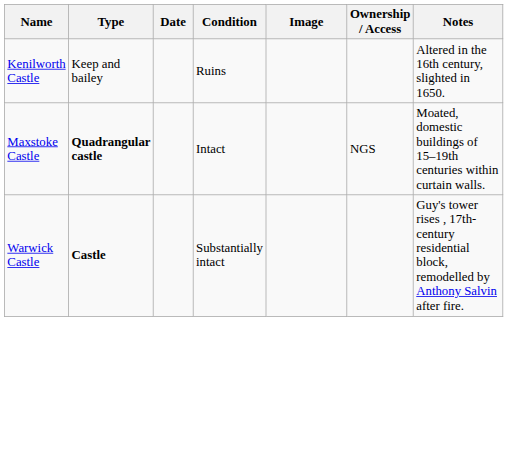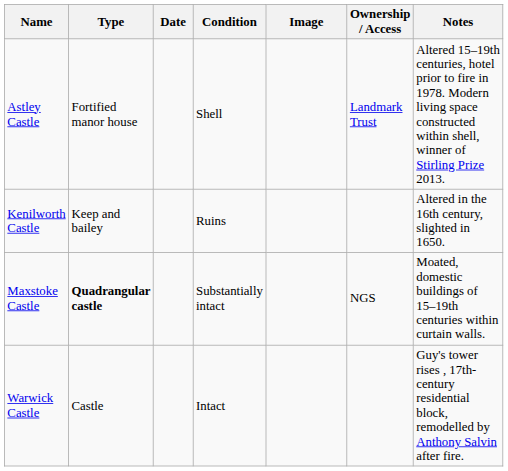+ row: (24, 114)
(211, 148) Intact -> (229, 298) Substantially intact
(89, 255) bold -> (88, 405) normal
(229, 255) Substantially intact -> (211, 405) Intact
